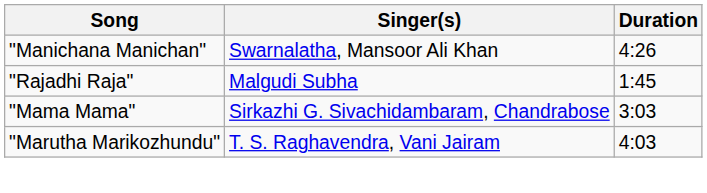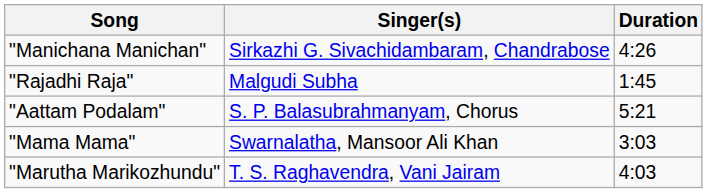(364, 51) Swarnalatha, Mansoor Ali Khan -> (419, 51) Sirkazhi G. Sivachidambaram, Chandrabose
+ row: (87, 112)
(419, 112) Sirkazhi G. Sivachidambaram, Chandrabose -> (364, 142) Swarnalatha, Mansoor Ali Khan
